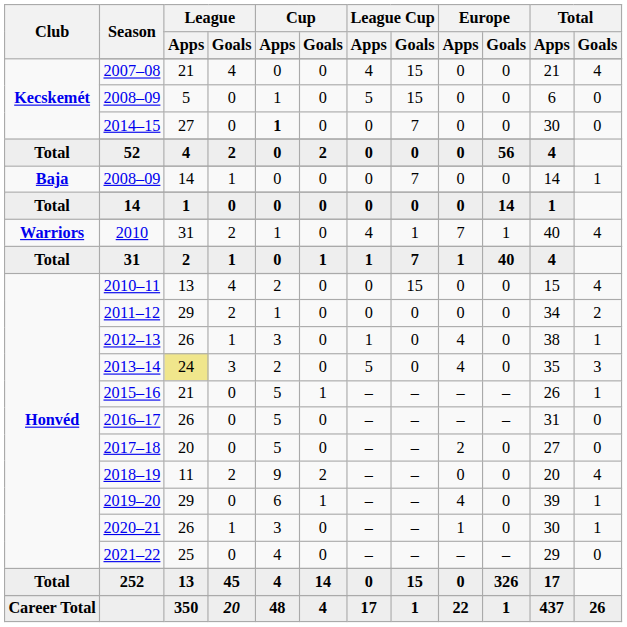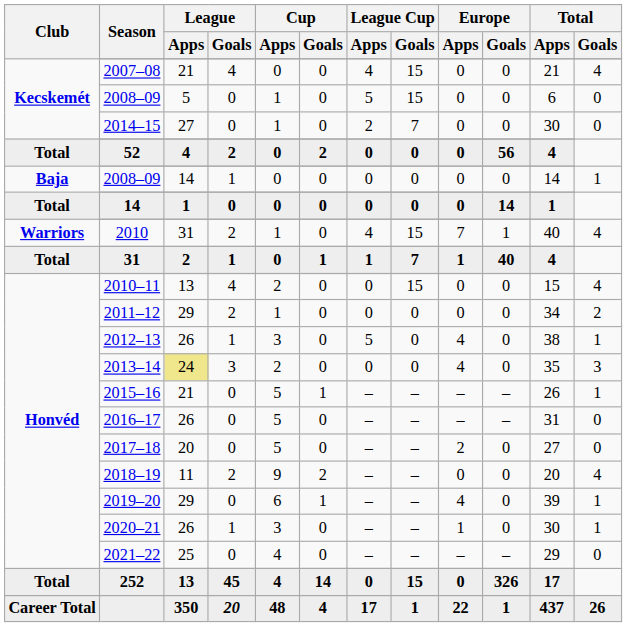(277, 125) bold -> (277, 125) normal
(369, 125) 0 -> (369, 125) 2
(415, 179) 7 -> (415, 179) 0
(415, 233) 1 -> (415, 233) 15
(369, 340) 1 -> (369, 340) 5
(369, 367) 5 -> (369, 367) 0
